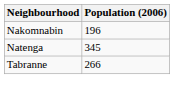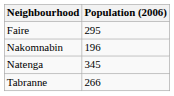+ row: (18, 30)
